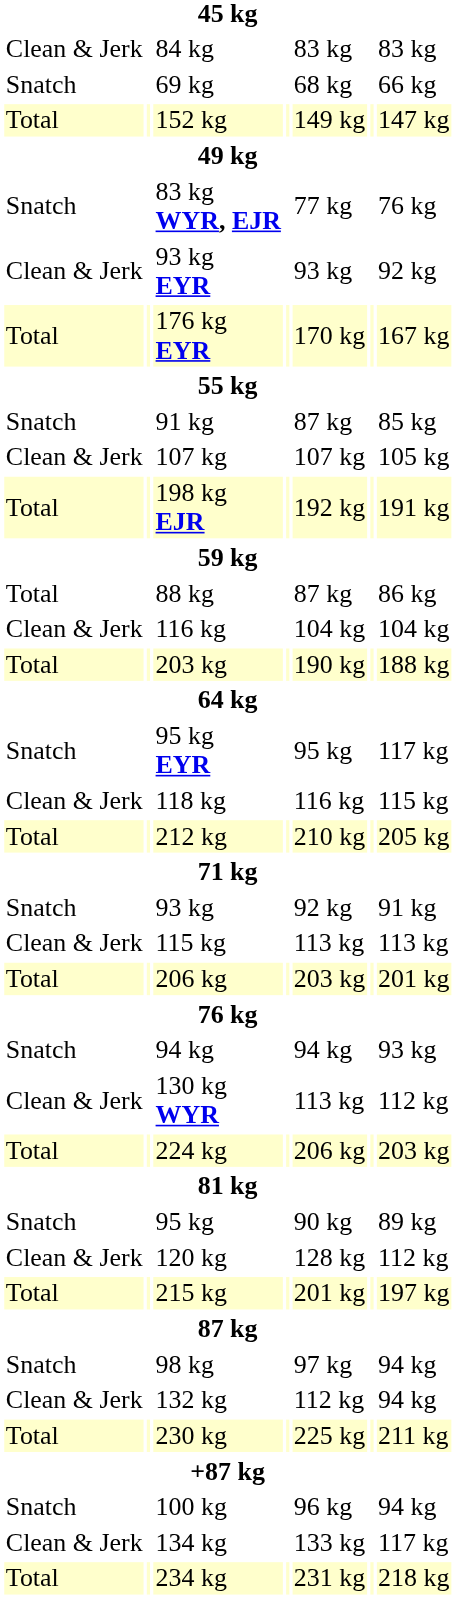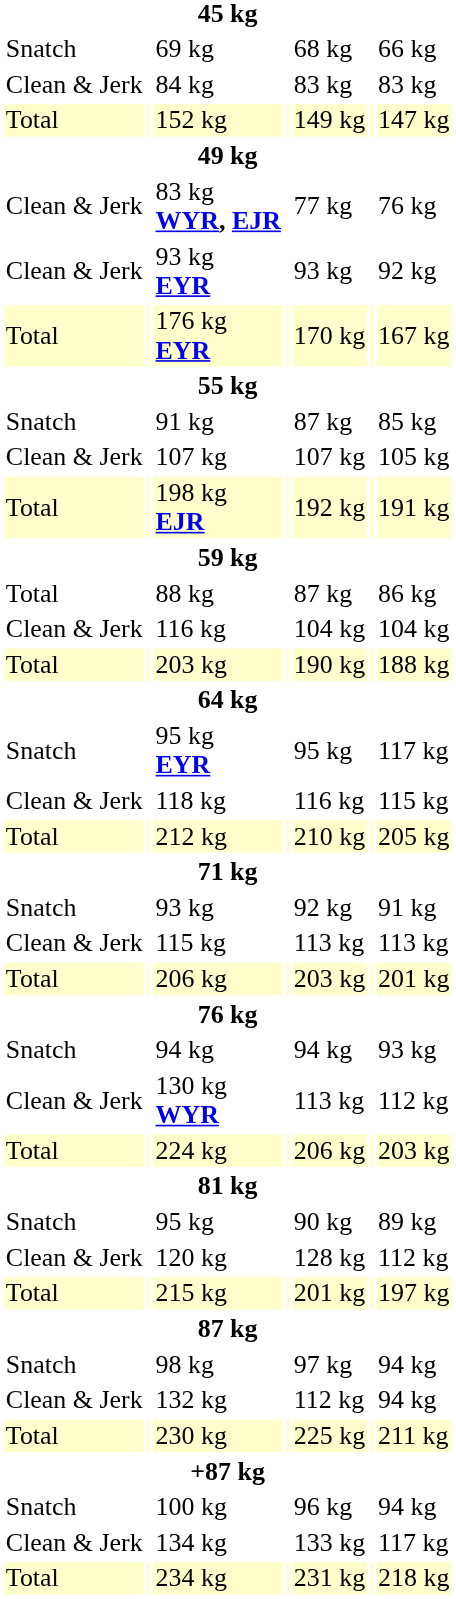rows swapped: (185, 84) <-> (185, 48)
(41, 205) Snatch -> (74, 205) Clean & Jerk
